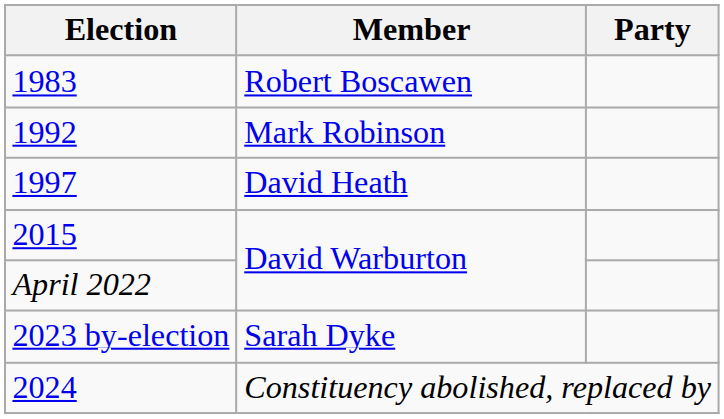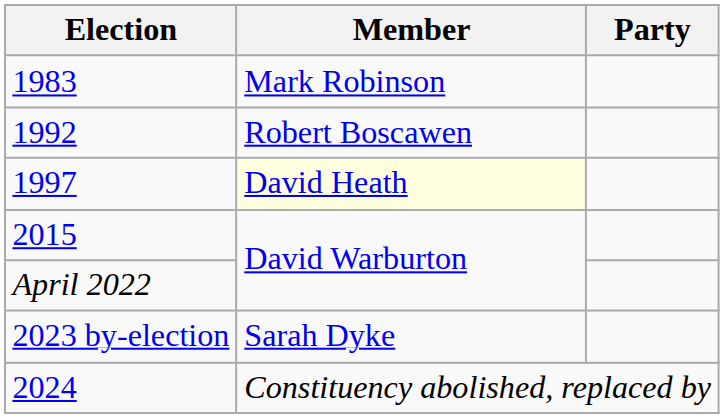(358, 81) Robert Boscawen -> (345, 81) Mark Robinson
(345, 132) Mark Robinson -> (358, 132) Robert Boscawen
(326, 183) no background -> (326, 183) lightyellow background
